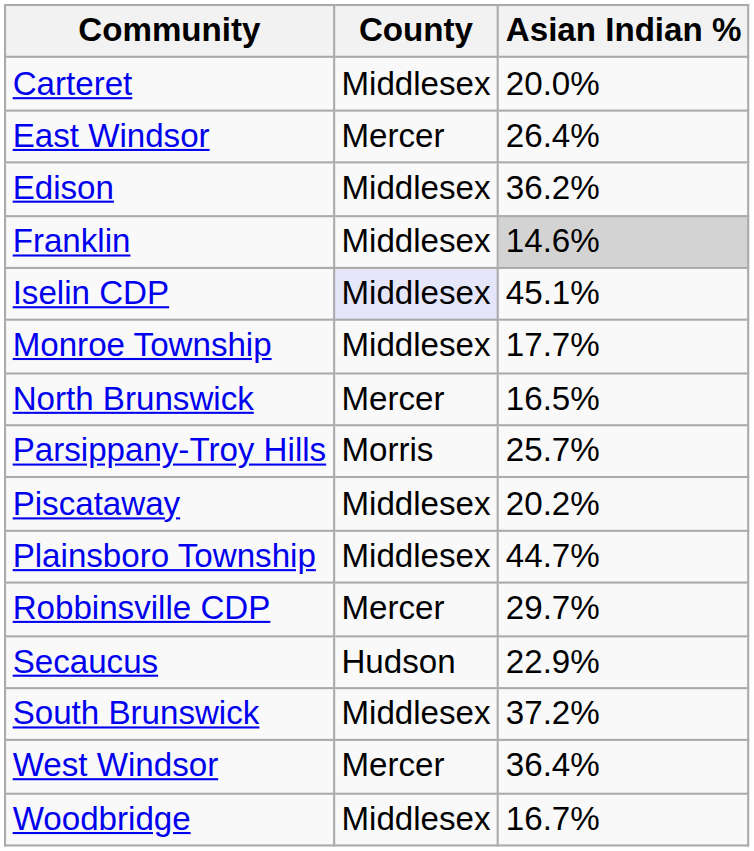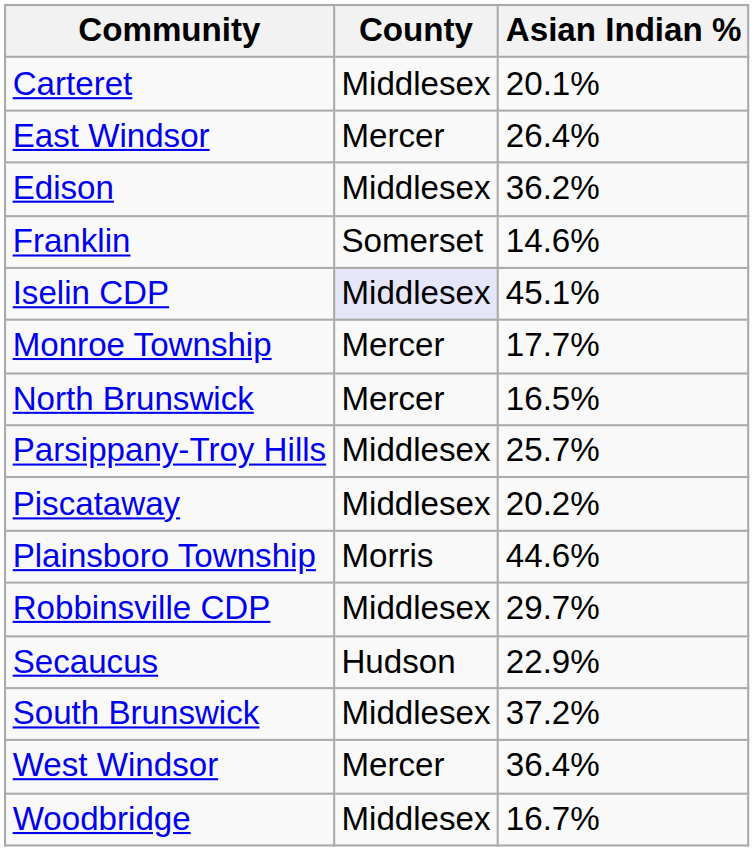(553, 83) 20.0% -> (553, 83) 20.1%
(416, 240) Middlesex -> (412, 240) Somerset
(553, 240) lightgrey background -> (553, 240) no background
(416, 345) Middlesex -> (393, 345) Mercer
(387, 450) Morris -> (416, 450) Middlesex
(416, 556) Middlesex -> (387, 556) Morris
(553, 556) 44.7% -> (553, 556) 44.6%
(393, 608) Mercer -> (416, 608) Middlesex
